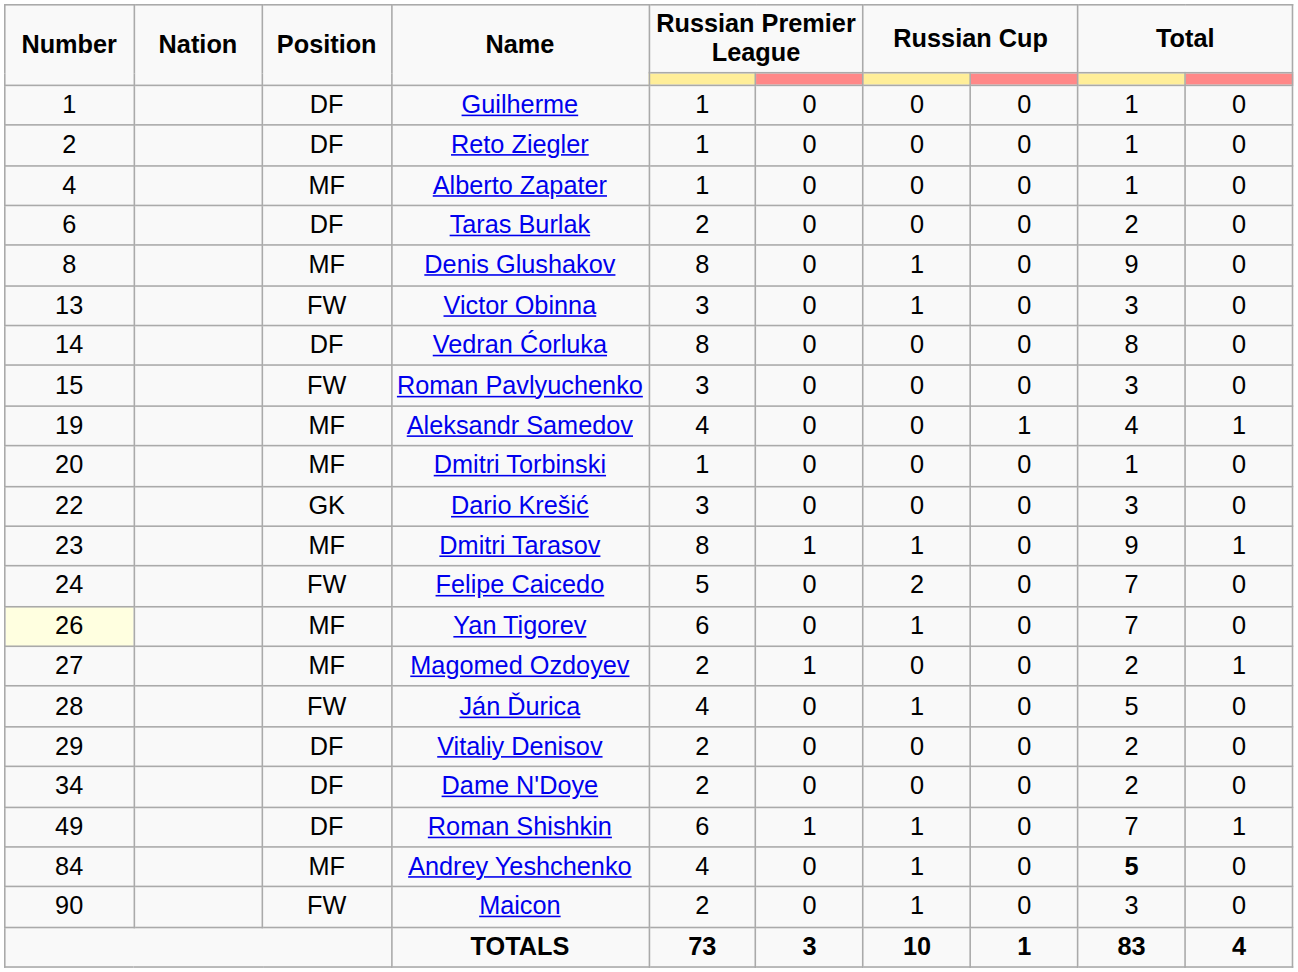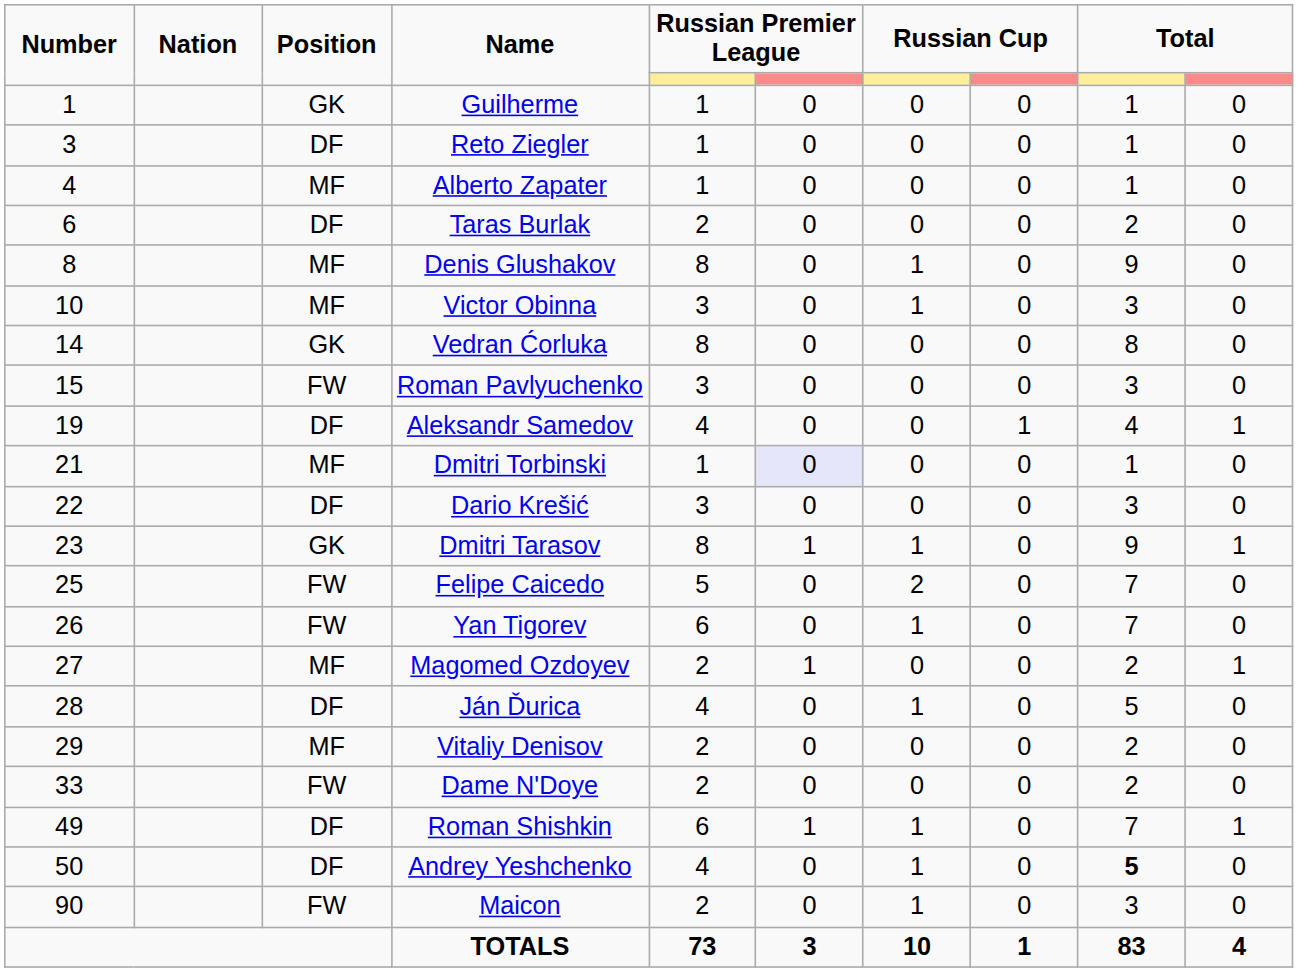(327, 104) DF -> (327, 104) GK
(69, 144) 2 -> (69, 144) 3
(69, 305) 13 -> (69, 305) 10
(327, 305) FW -> (327, 305) MF
(327, 345) DF -> (327, 345) GK
(327, 425) MF -> (327, 425) DF
(69, 465) 20 -> (69, 465) 21
(810, 465) no background -> (810, 465) lavender background
(327, 505) GK -> (327, 505) DF
(327, 545) MF -> (327, 545) GK
(69, 585) 24 -> (69, 585) 25
(69, 625) lightyellow background -> (69, 625) no background
(327, 625) MF -> (327, 625) FW
(327, 706) FW -> (327, 706) DF
(327, 746) DF -> (327, 746) MF
(69, 786) 34 -> (69, 786) 33
(327, 786) DF -> (327, 786) FW
(69, 866) 84 -> (69, 866) 50
(327, 866) MF -> (327, 866) DF
